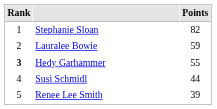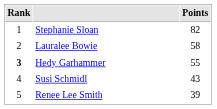(195, 46) 59 -> (195, 46) 58
(195, 79) 44 -> (195, 79) 43
